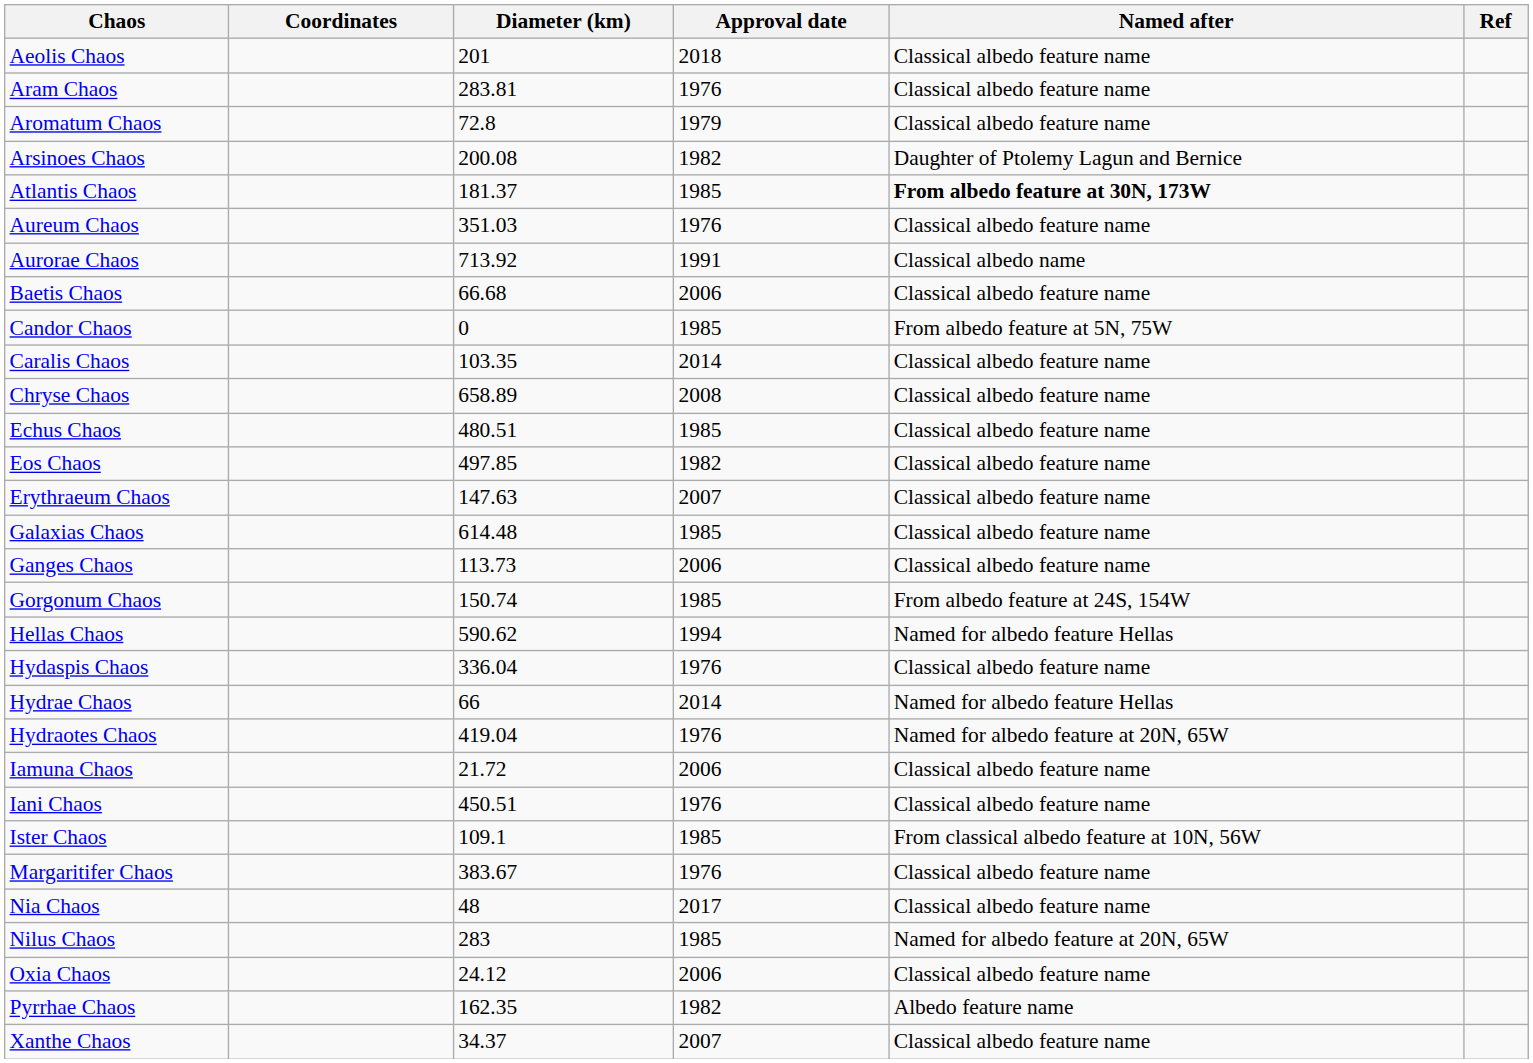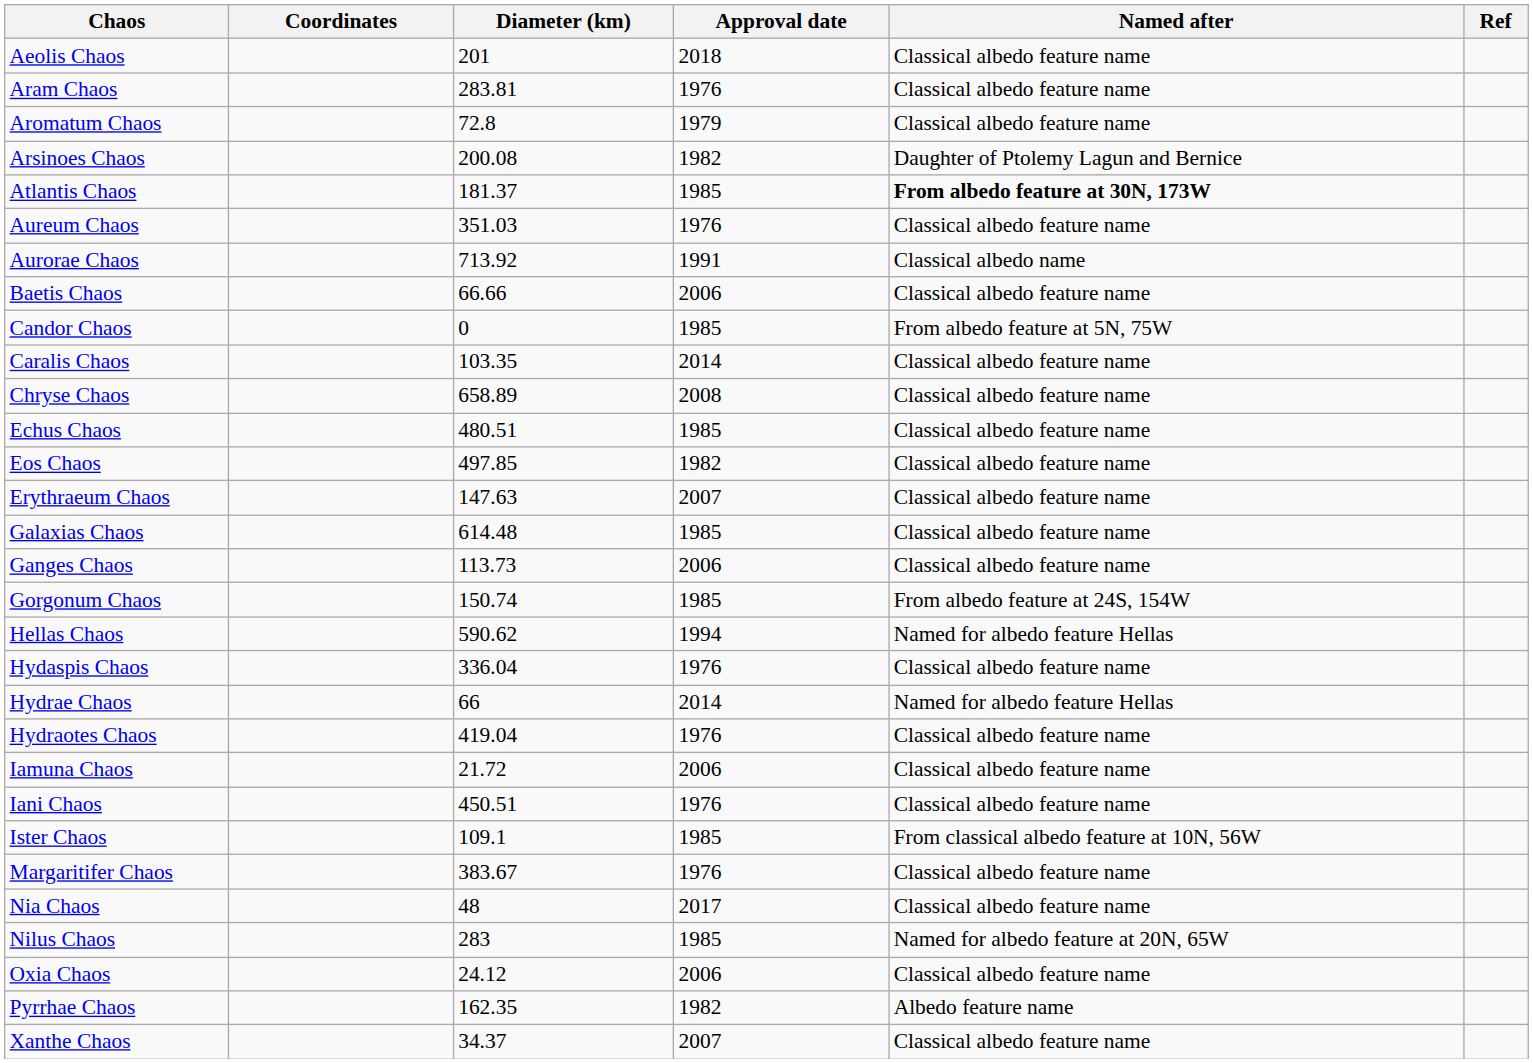(482, 293) 66.68 -> (482, 293) 66.66
(1061, 735) Named for albedo feature at 20N, 65W -> (1022, 735) Classical albedo feature name
